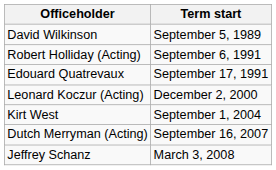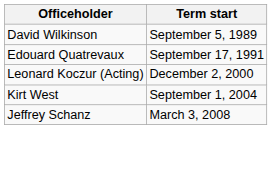- row: (74, 54)
- row: (78, 134)
